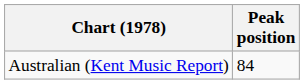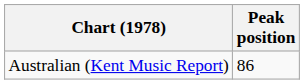(245, 65) 84 -> (245, 65) 86
